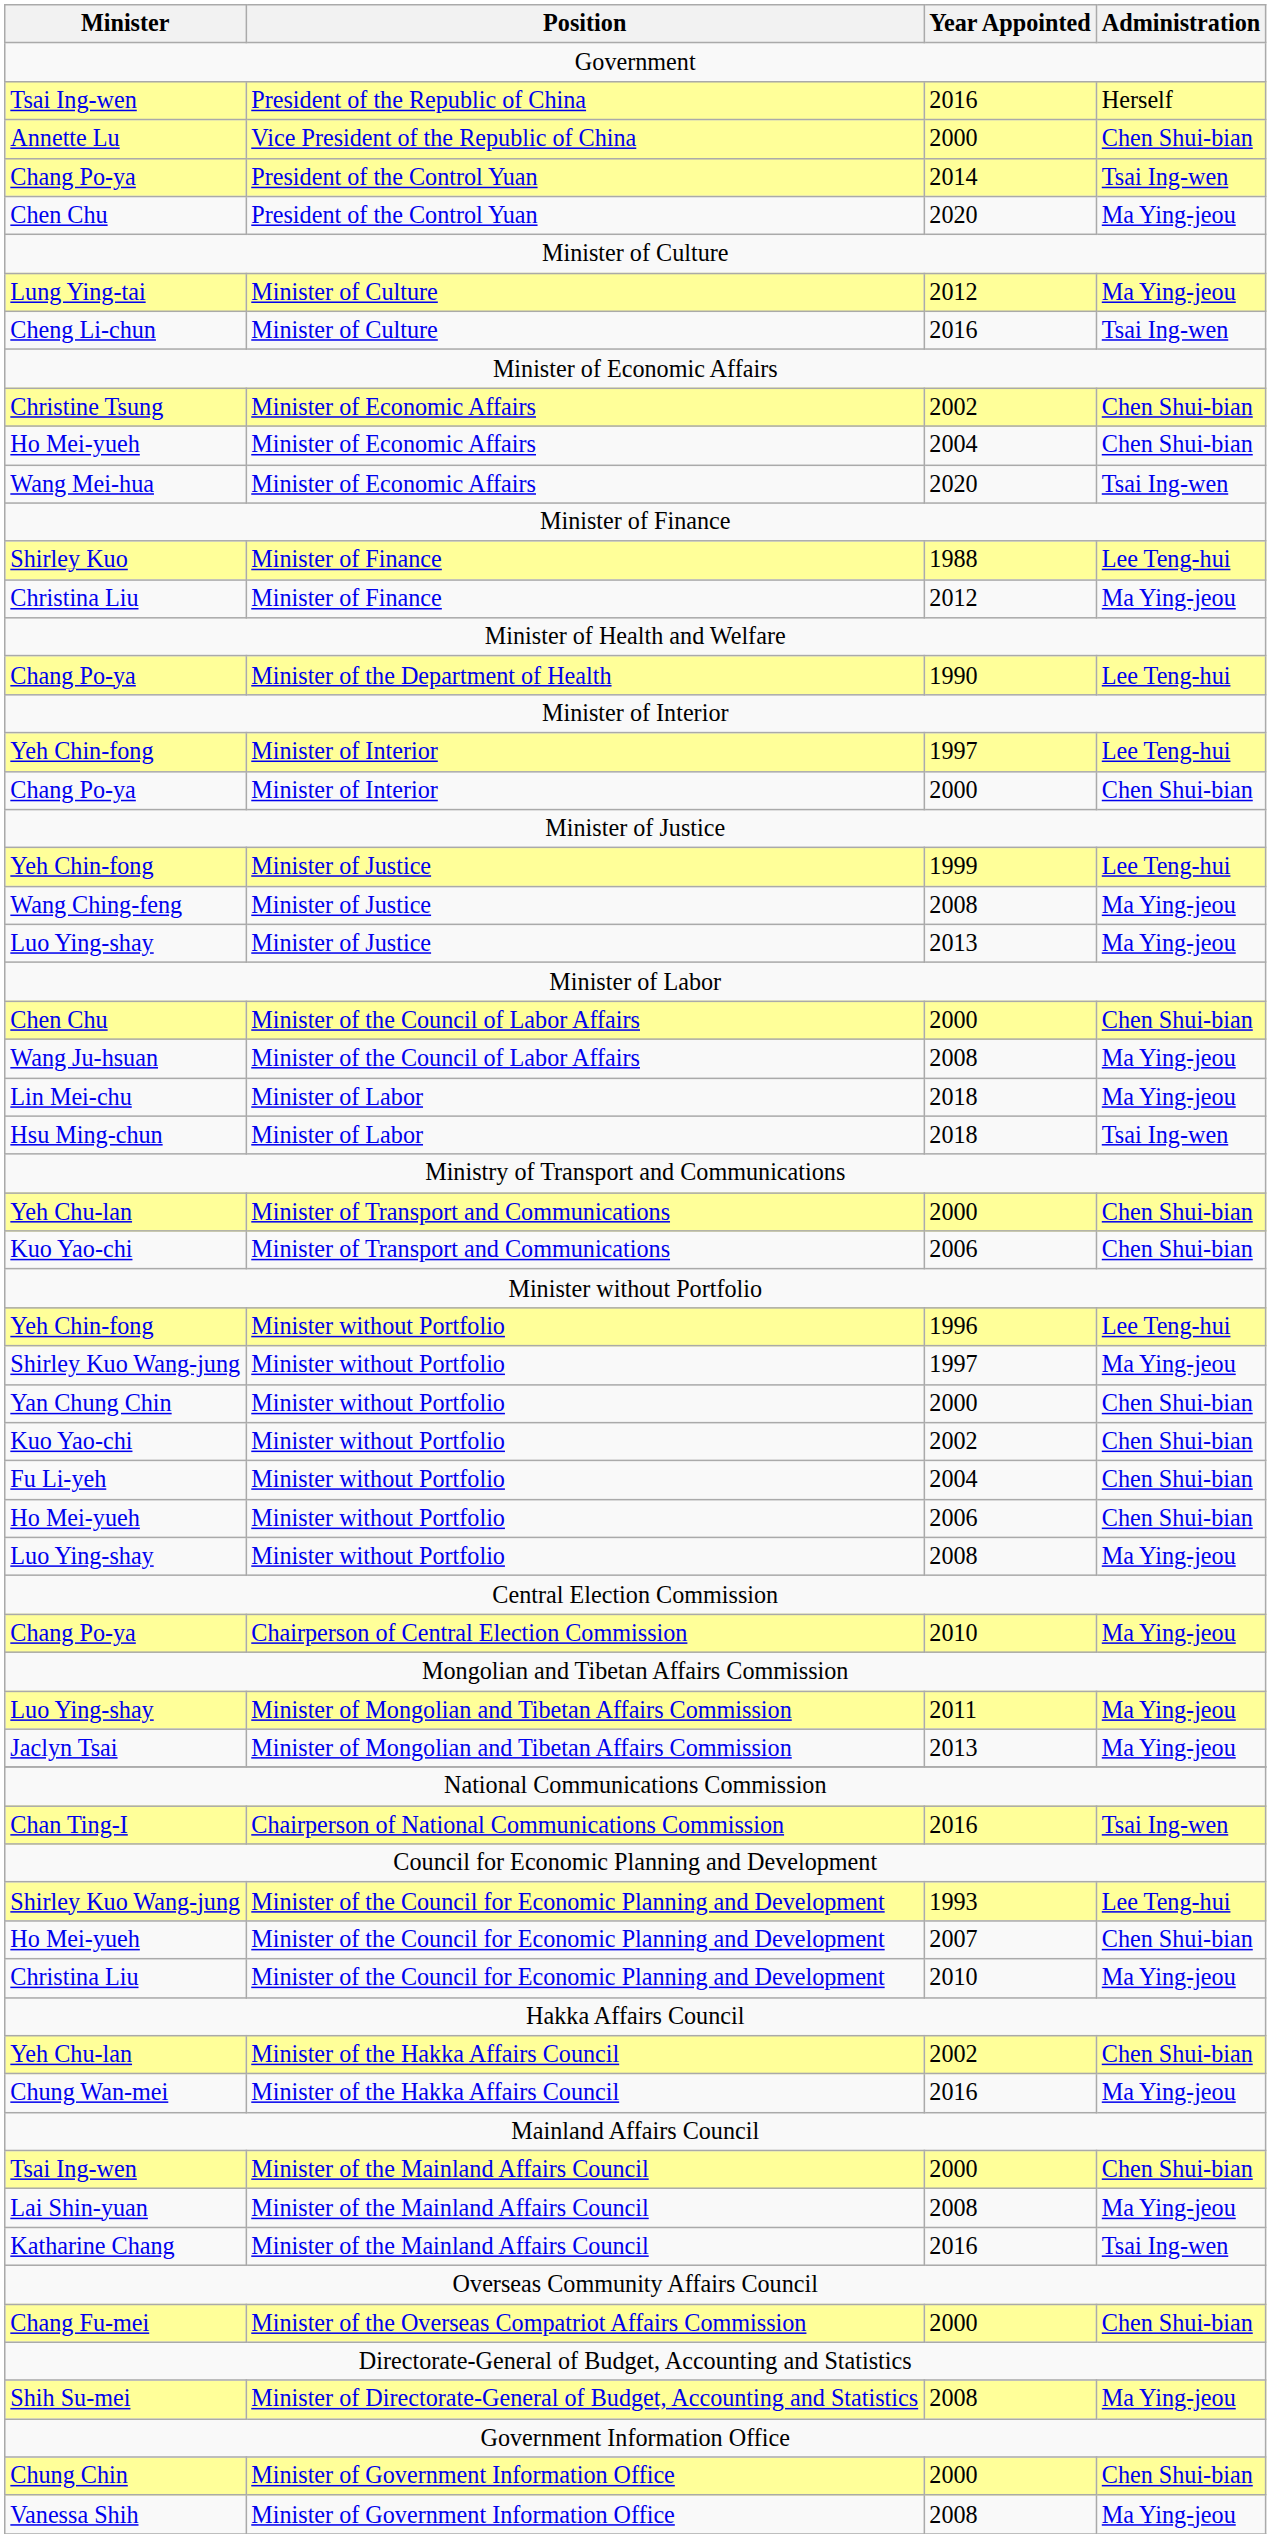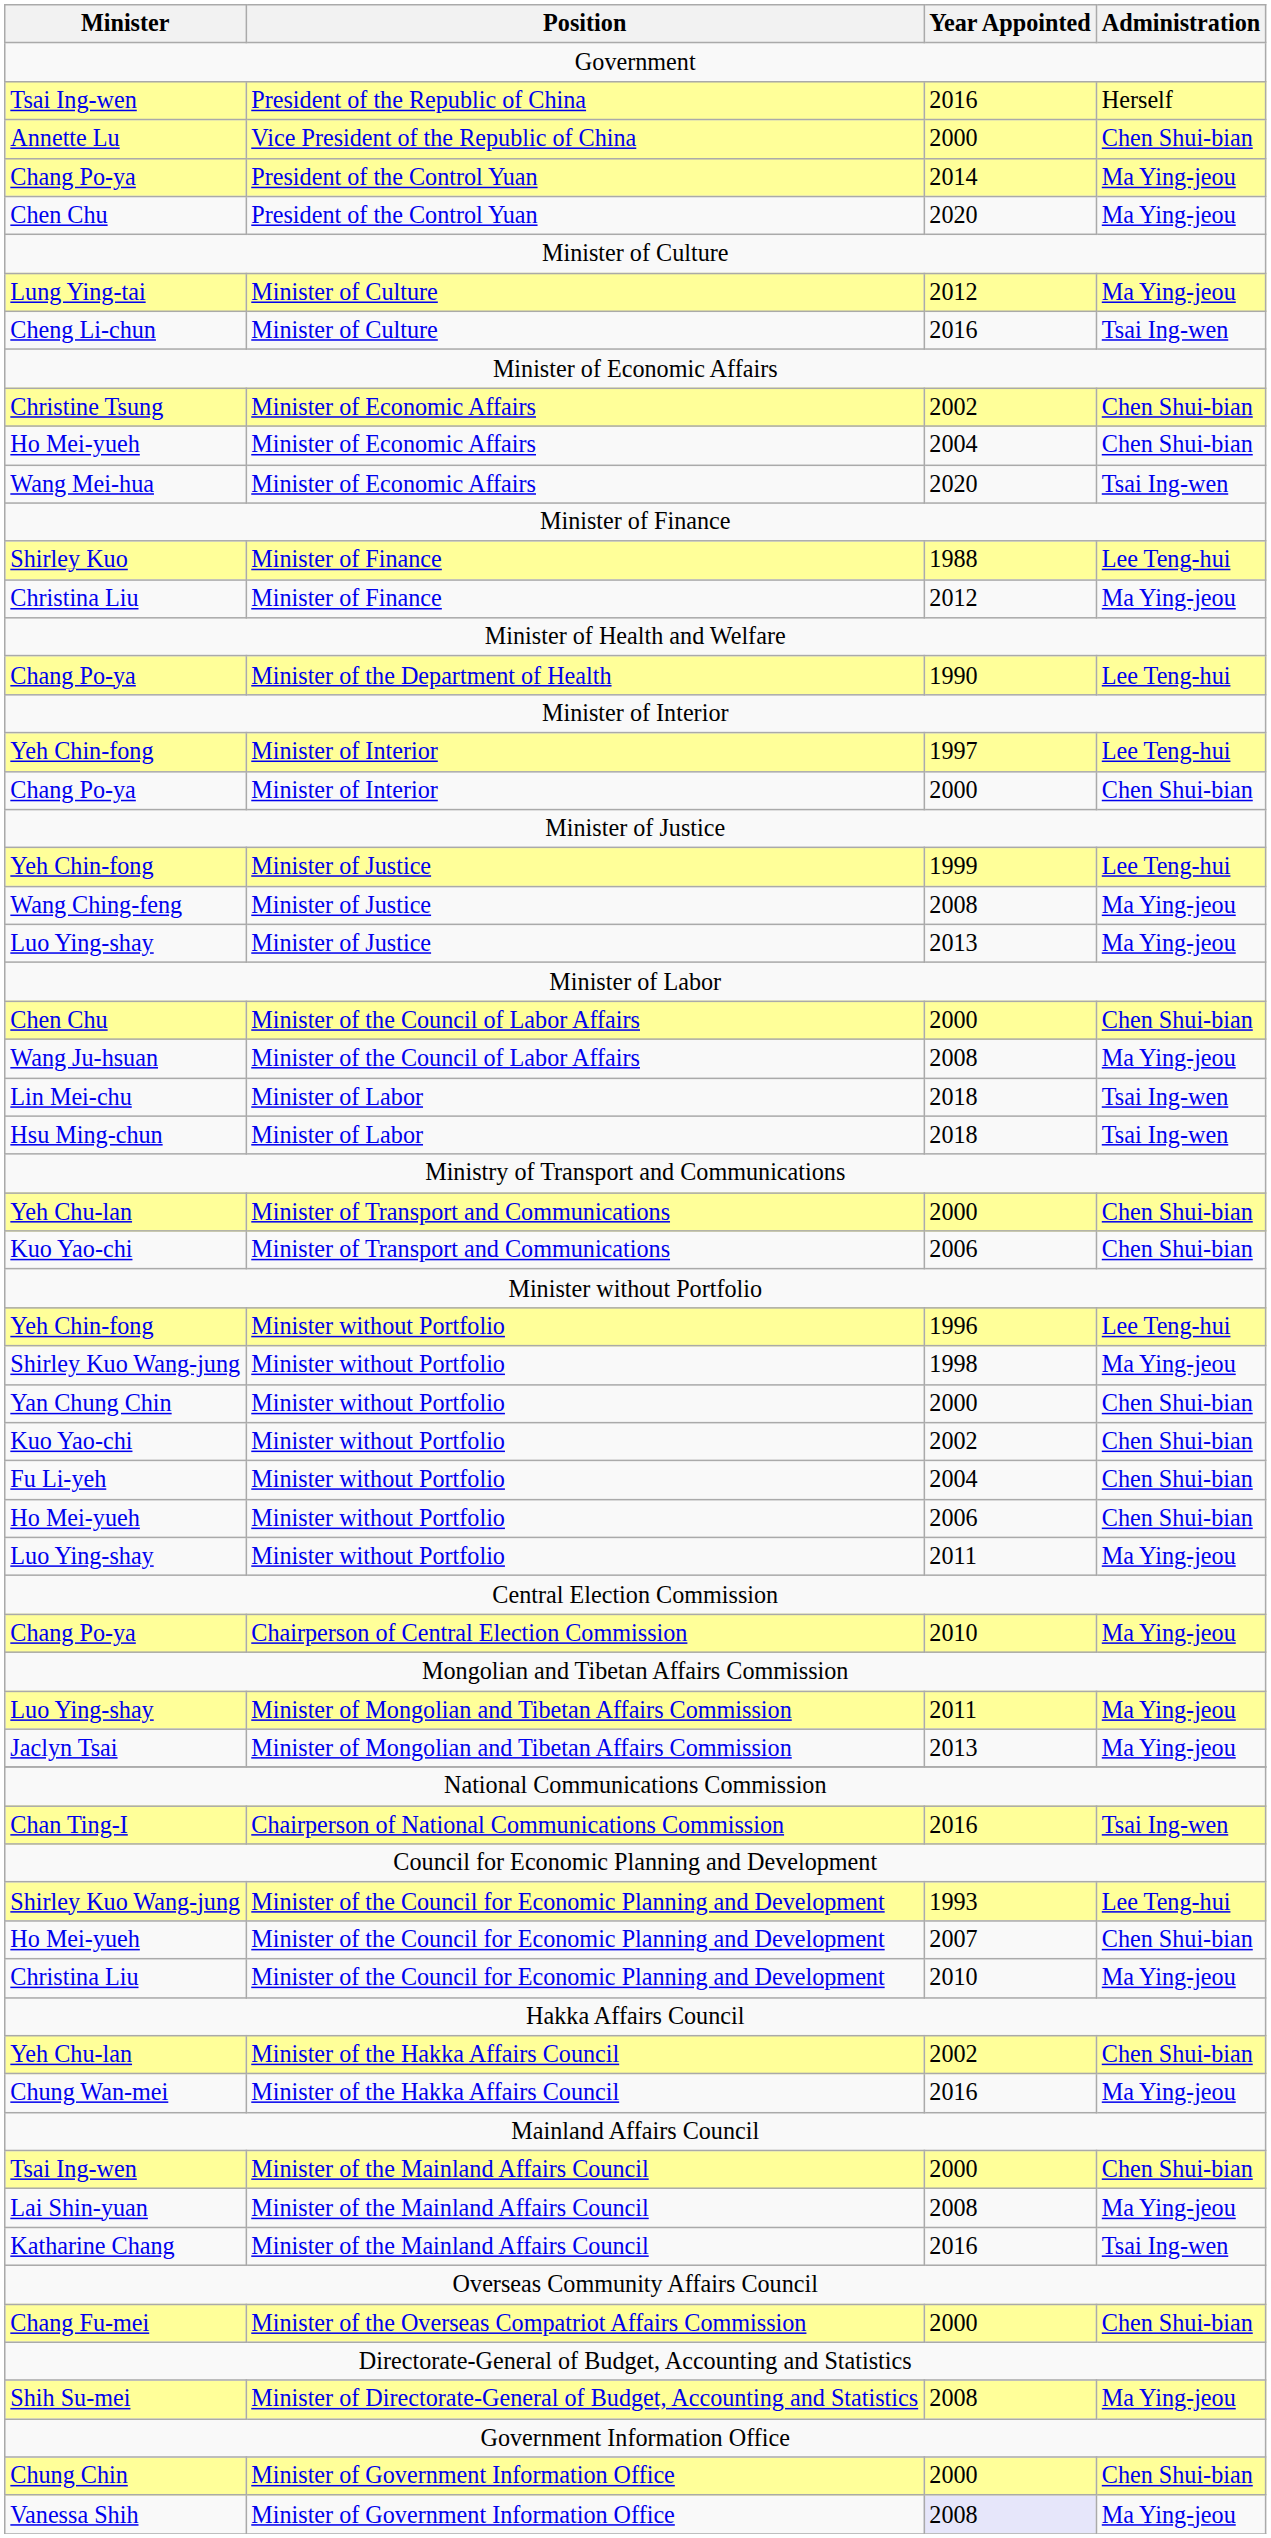(1165, 176) Tsai Ing-wen -> (1169, 176) Ma Ying-jeou
(1169, 1096) Ma Ying-jeou -> (1165, 1096) Tsai Ing-wen
(953, 1364) 1997 -> (953, 1364) 1998
(953, 1556) 2008 -> (953, 1556) 2011
(953, 2514) no background -> (953, 2514) lavender background
